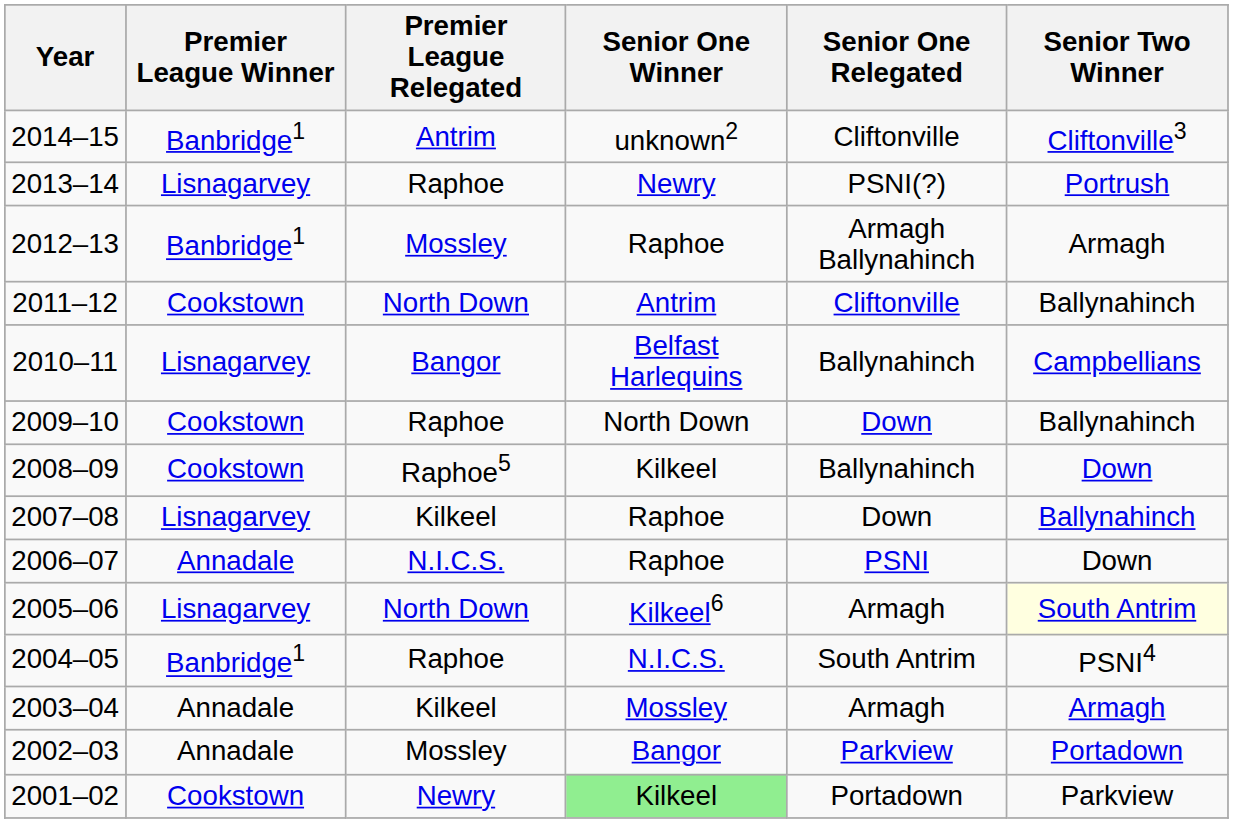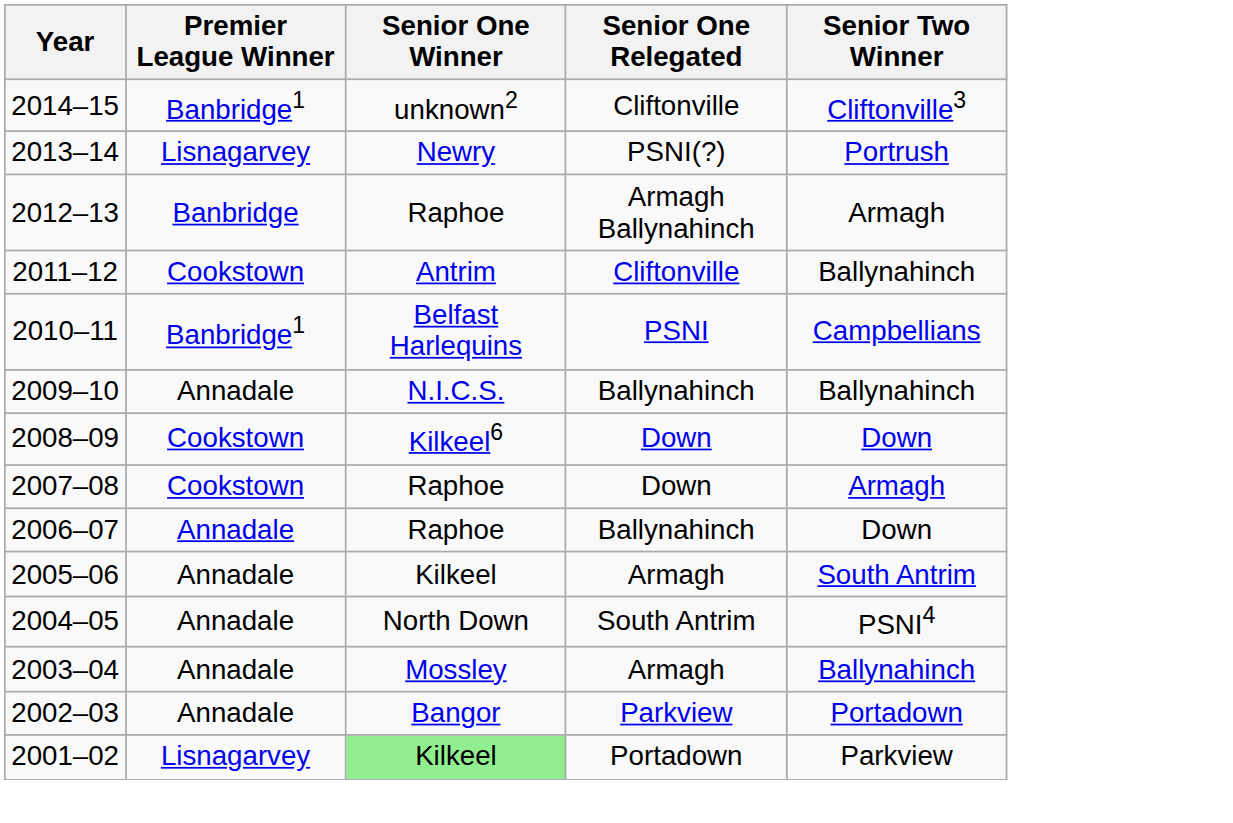- column: (456, 57)
(236, 243) Banbridge1 -> (236, 212) Banbridge
(236, 362) Lisnagarvey -> (236, 331) Banbridge1
(897, 362) Ballynahinch -> (676, 331) PSNI
(236, 421) Cookstown -> (236, 390) Annadale
(676, 421) North Down -> (456, 390) N.I.C.S.
(897, 421) Down -> (676, 390) Ballynahinch
(676, 469) Kilkeel -> (456, 438) Kilkeel6
(897, 469) Ballynahinch -> (676, 438) Down
(236, 517) Lisnagarvey -> (236, 486) Cookstown
(1117, 517) Ballynahinch -> (897, 486) Armagh
(897, 561) PSNI -> (676, 529) Ballynahinch
(236, 608) Lisnagarvey -> (236, 573) Annadale
(676, 608) Kilkeel6 -> (456, 573) Kilkeel
(1117, 608) lightyellow background -> (897, 573) no background
(236, 660) Banbridge1 -> (236, 621) Annadale
(676, 660) N.I.C.S. -> (456, 621) North Down
(1117, 707) Armagh -> (897, 669) Ballynahinch
(236, 795) Cookstown -> (236, 756) Lisnagarvey
